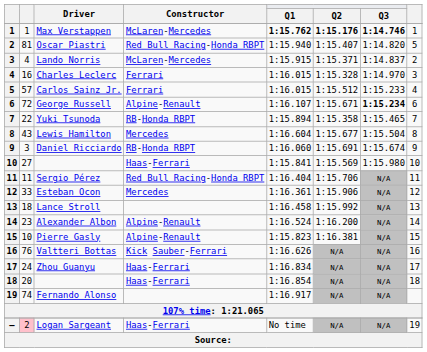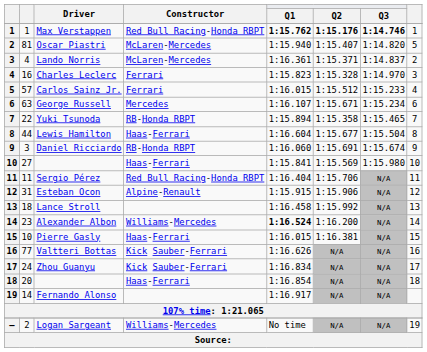(169, 31) McLaren-Mercedes -> (195, 31) Red Bull Racing-Honda RBPT
(195, 46) Red Bull Racing-Honda RBPT -> (169, 46) McLaren-Mercedes
(290, 60) 1:15.915 -> (290, 60) 1:16.361
(290, 75) 1:16.015 -> (290, 75) 1:15.823
(27, 104) 72 -> (27, 104) 63
(163, 104) Alpine-Renault -> (147, 104) Mercedes
(384, 104) bold -> (384, 104) normal
(27, 134) 43 -> (27, 134) 44
(147, 134) Mercedes -> (158, 134) Haas-Ferrari
(27, 193) 33 -> (27, 193) 31
(147, 193) Mercedes -> (163, 193) Alpine-Renault
(290, 193) 1:16.361 -> (290, 193) 1:15.915
(163, 222) Alpine-Renault -> (171, 222) Williams-Mercedes
(290, 222) normal -> (290, 222) bold
(163, 237) Alpine-Renault -> (158, 237) Haas-Ferrari
(290, 237) 1:15.823 -> (290, 237) 1:16.015
(27, 252) 76 -> (27, 252) 77
(158, 266) Haas-Ferrari -> (177, 266) Kick Sauber-Ferrari
(27, 296) 74 -> (27, 296) 14
(27, 325) pink background -> (27, 325) no background
(158, 325) Haas-Ferrari -> (171, 325) Williams-Mercedes
